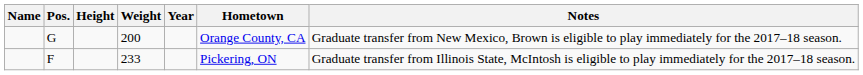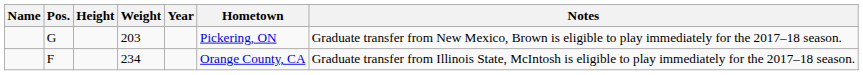(131, 37) 200 -> (131, 37) 203
(253, 37) Orange County, CA -> (238, 37) Pickering, ON
(131, 59) 233 -> (131, 59) 234
(238, 59) Pickering, ON -> (253, 59) Orange County, CA
